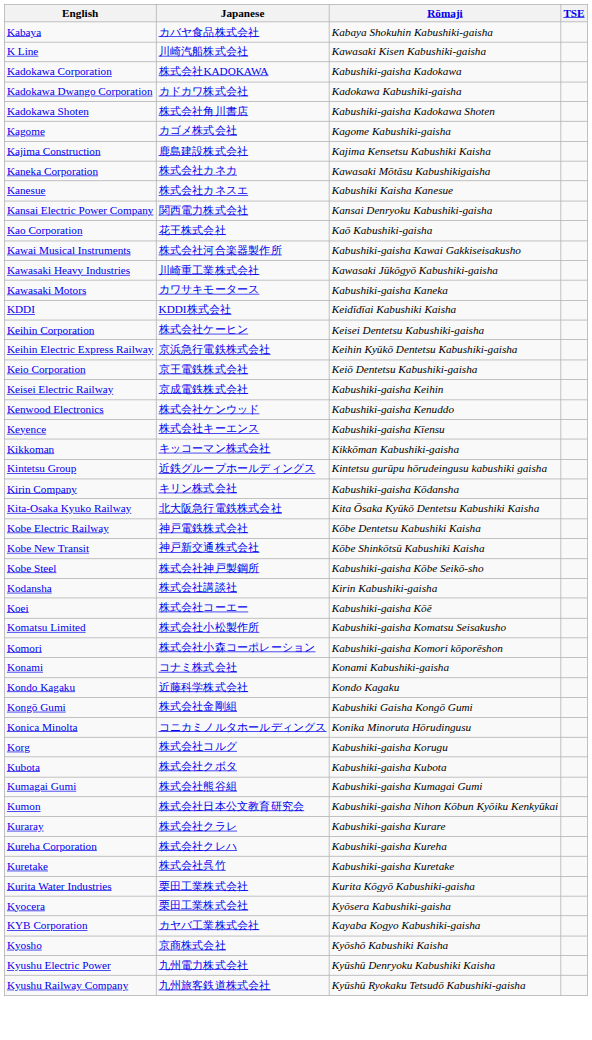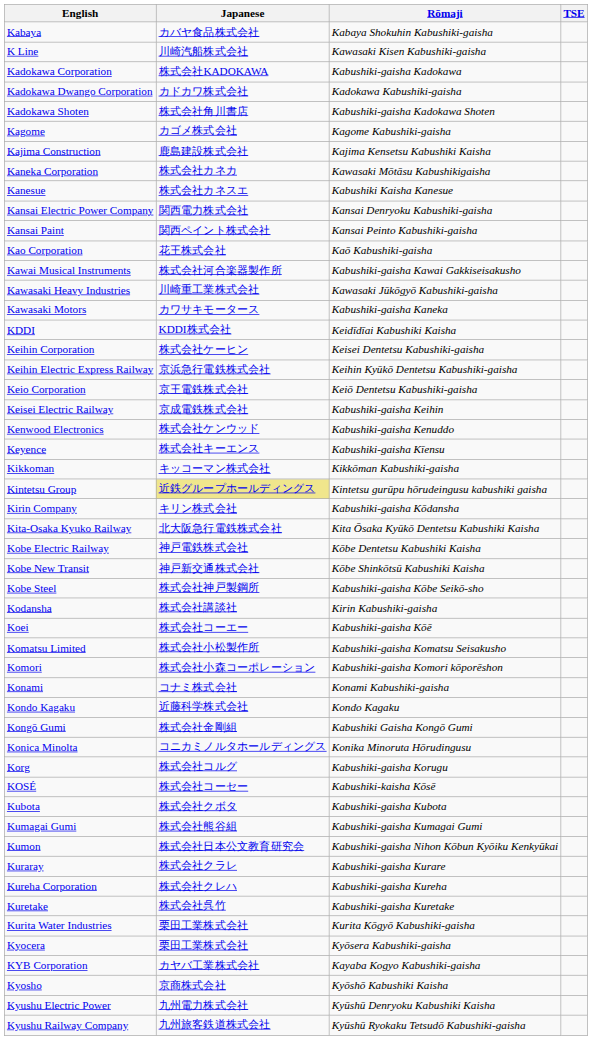+ row: (35, 230)
(237, 468) no background -> (237, 488) khaki background
+ row: (22, 786)
